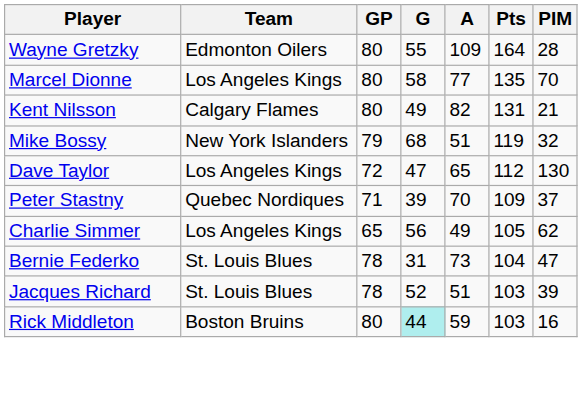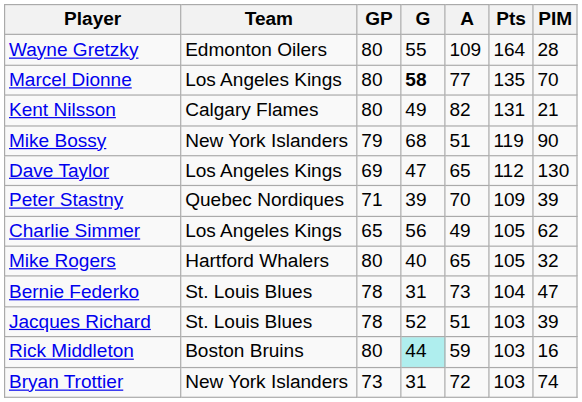(416, 79) normal -> (416, 79) bold
(548, 140) 32 -> (548, 140) 90
(372, 170) 72 -> (372, 170) 69
(548, 200) 37 -> (548, 200) 39
+ row: (62, 261)
+ row: (66, 381)
